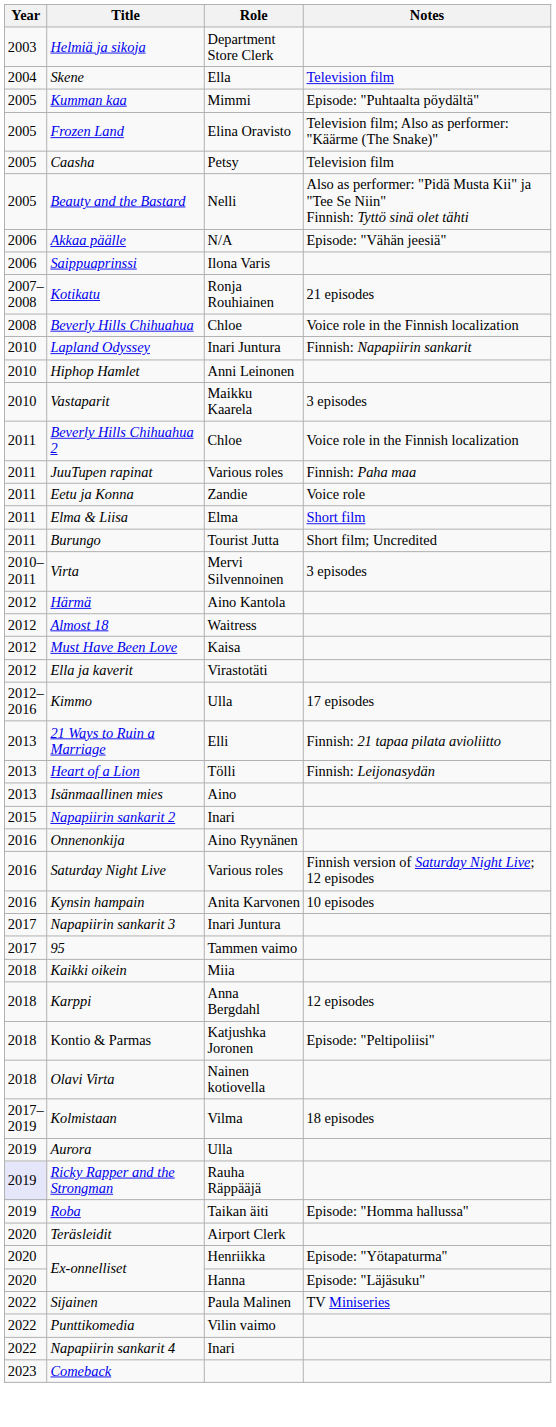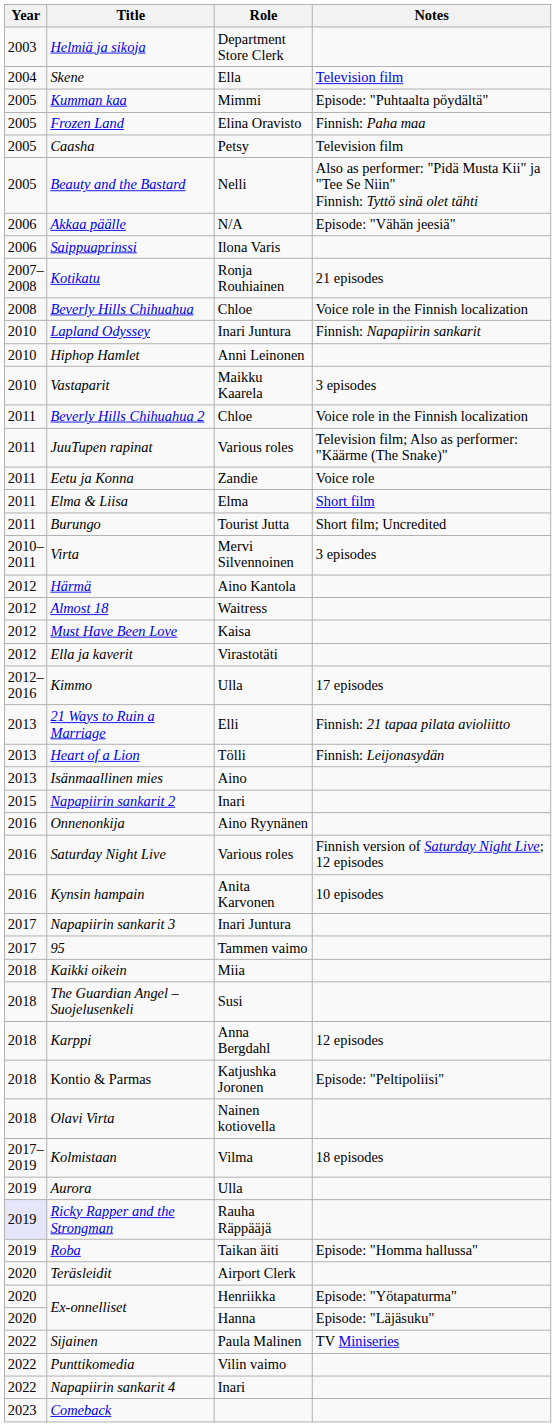(408, 131) Television film; Also as performer: "Käärme (The Snake)" -> (371, 123) Finnish: Paha maa
(361, 471) Finnish: Paha maa -> (417, 447) Television film; Also as performer: "Käärme (The Snake)"
+ row: (115, 1001)
